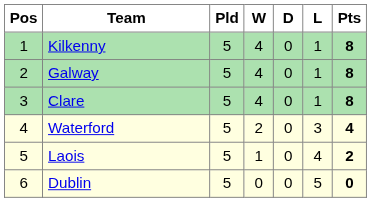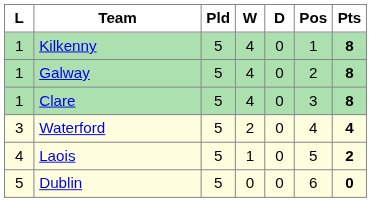columns swapped: (24, 18) <-> (318, 18)
